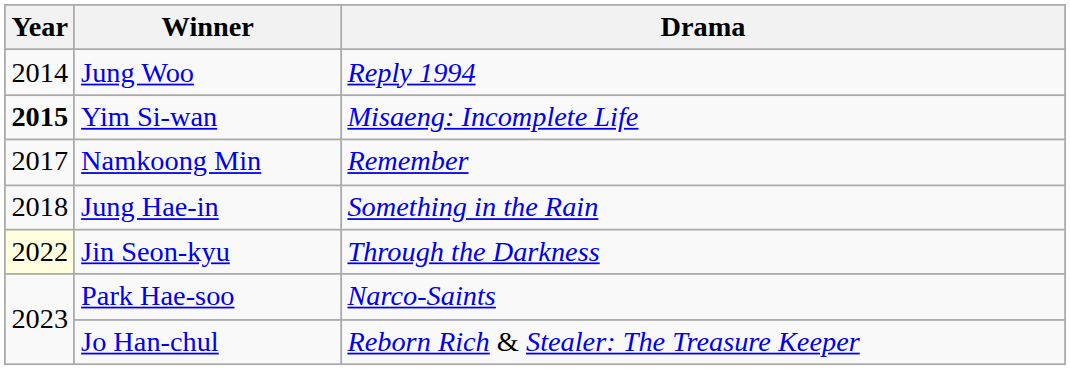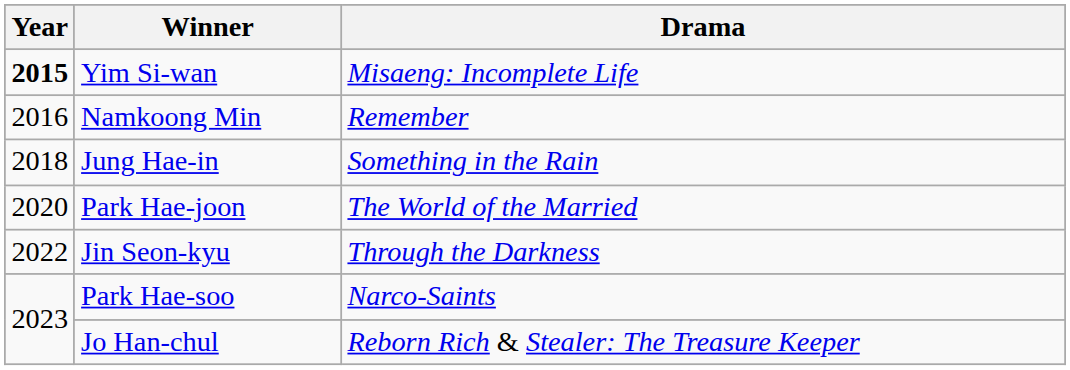- row: (138, 71)
(40, 161) 2017 -> (40, 116) 2016
+ row: (163, 206)
(40, 251) lightyellow background -> (40, 251) no background
